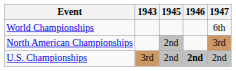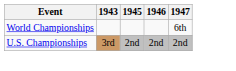- row: (70, 43)
(195, 58) bold -> (156, 43) normal
